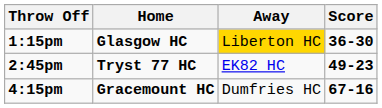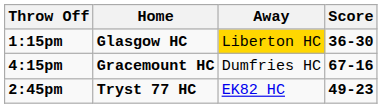rows swapped: (35, 66) <-> (35, 91)
